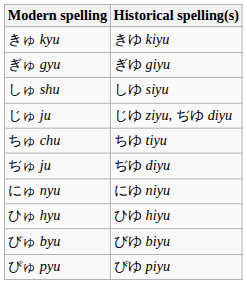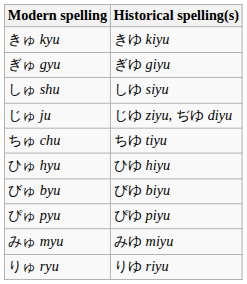- row: (29, 165)
- row: (34, 190)
+ row: (36, 241)
+ row: (33, 266)
